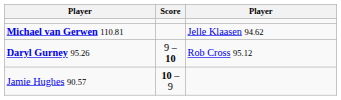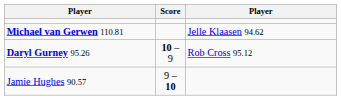(170, 53) 9 – 10 -> (170, 53) 10 – 9
(170, 81) 10 – 9 -> (170, 81) 9 – 10
